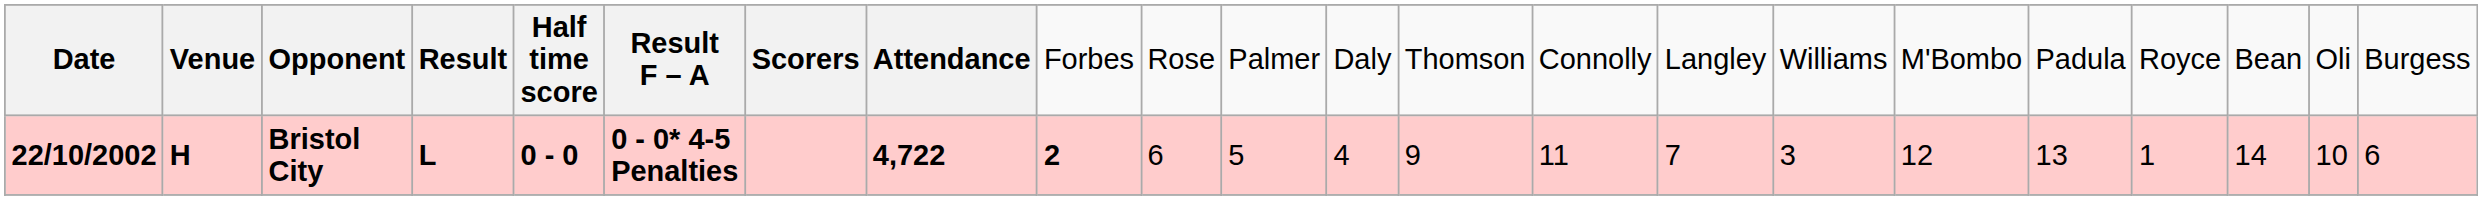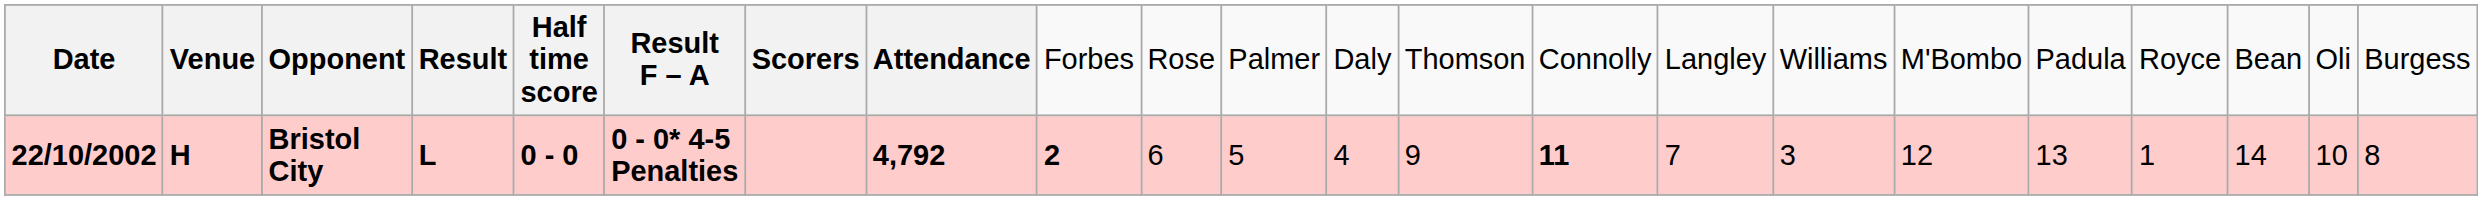(909, 154) 4,722 -> (909, 154) 4,792
(1554, 154) normal -> (1554, 154) bold
(2372, 154) 6 -> (2372, 154) 8
